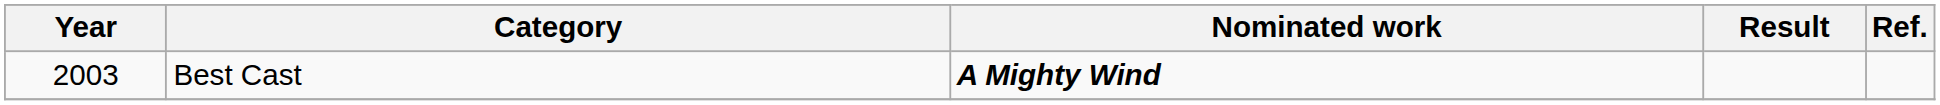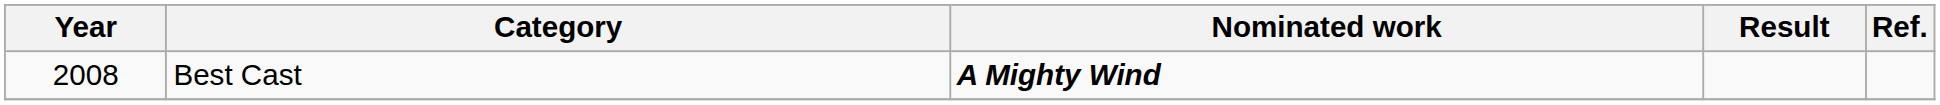(86, 74) 2003 -> (86, 74) 2008
